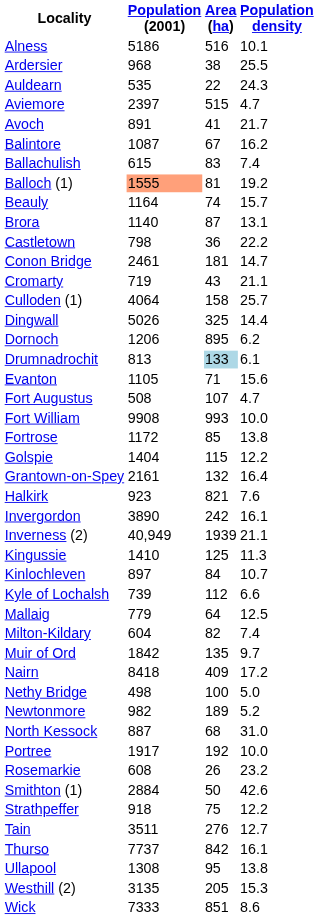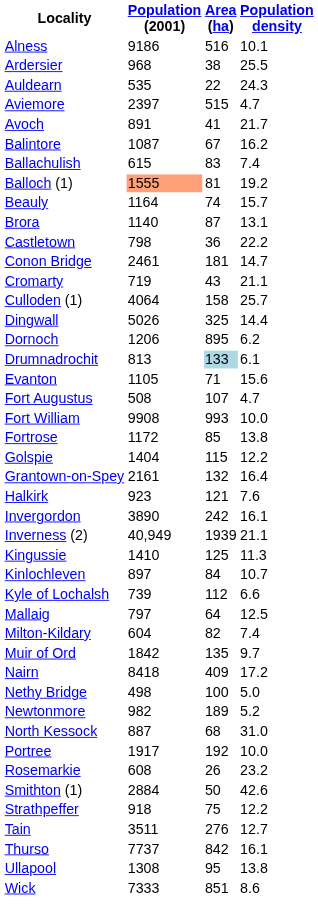(144, 46) 5186 -> (144, 46) 9186
(217, 496) 821 -> (217, 496) 121
(140, 614) 779 -> (140, 614) 797
- row: (40, 888)
